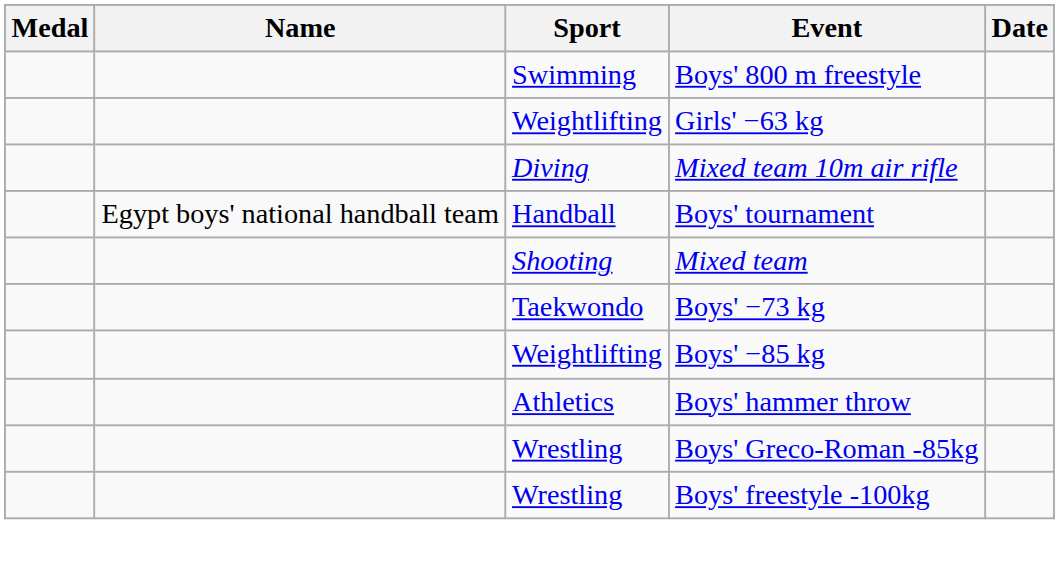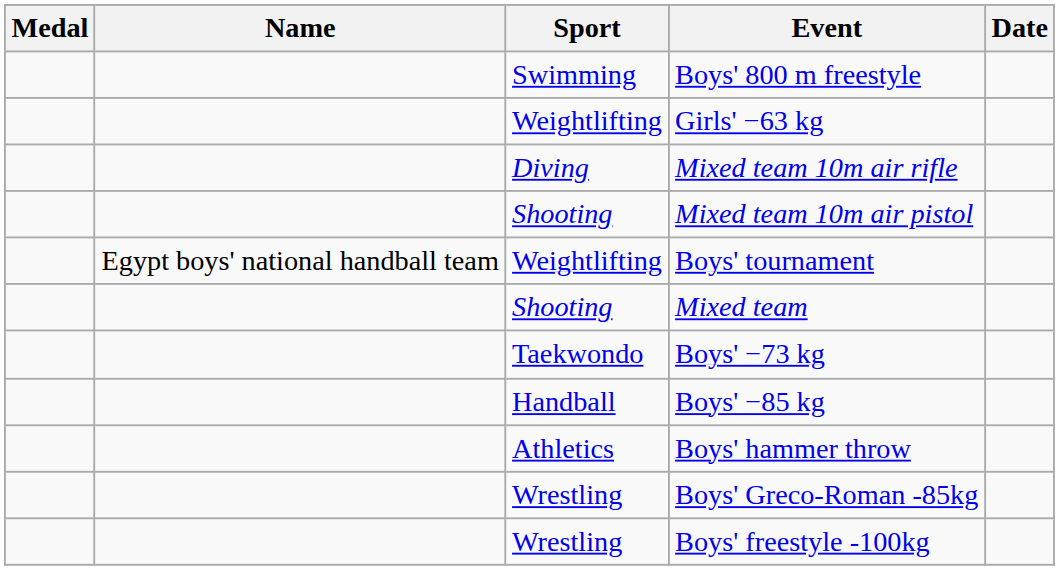+ row: (824, 214)
(564, 214) Handball -> (587, 261) Weightlifting
(587, 354) Weightlifting -> (564, 400) Handball
